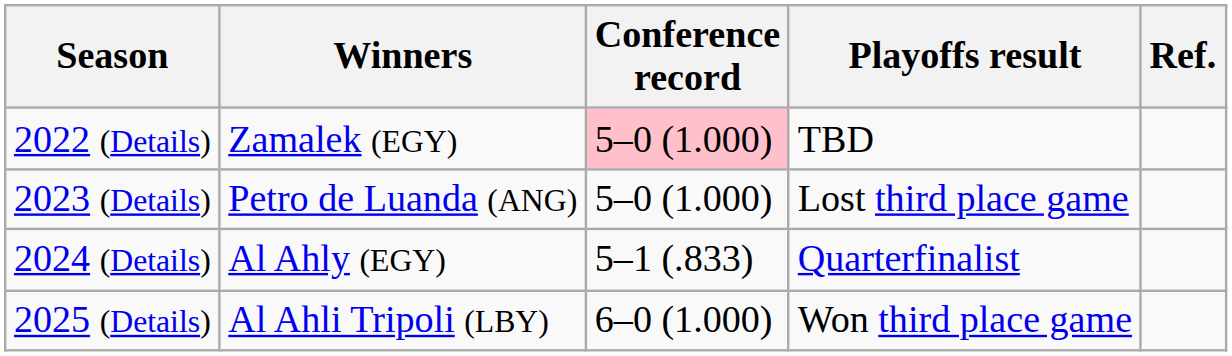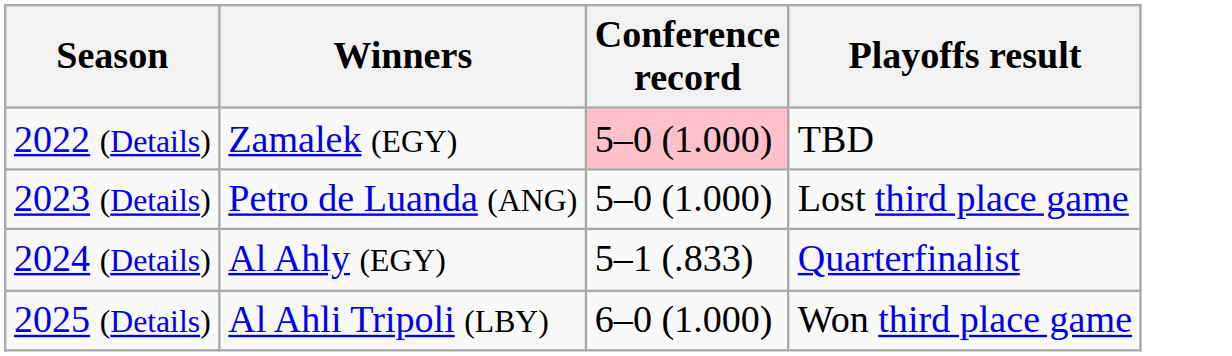- column: (1183, 56)
